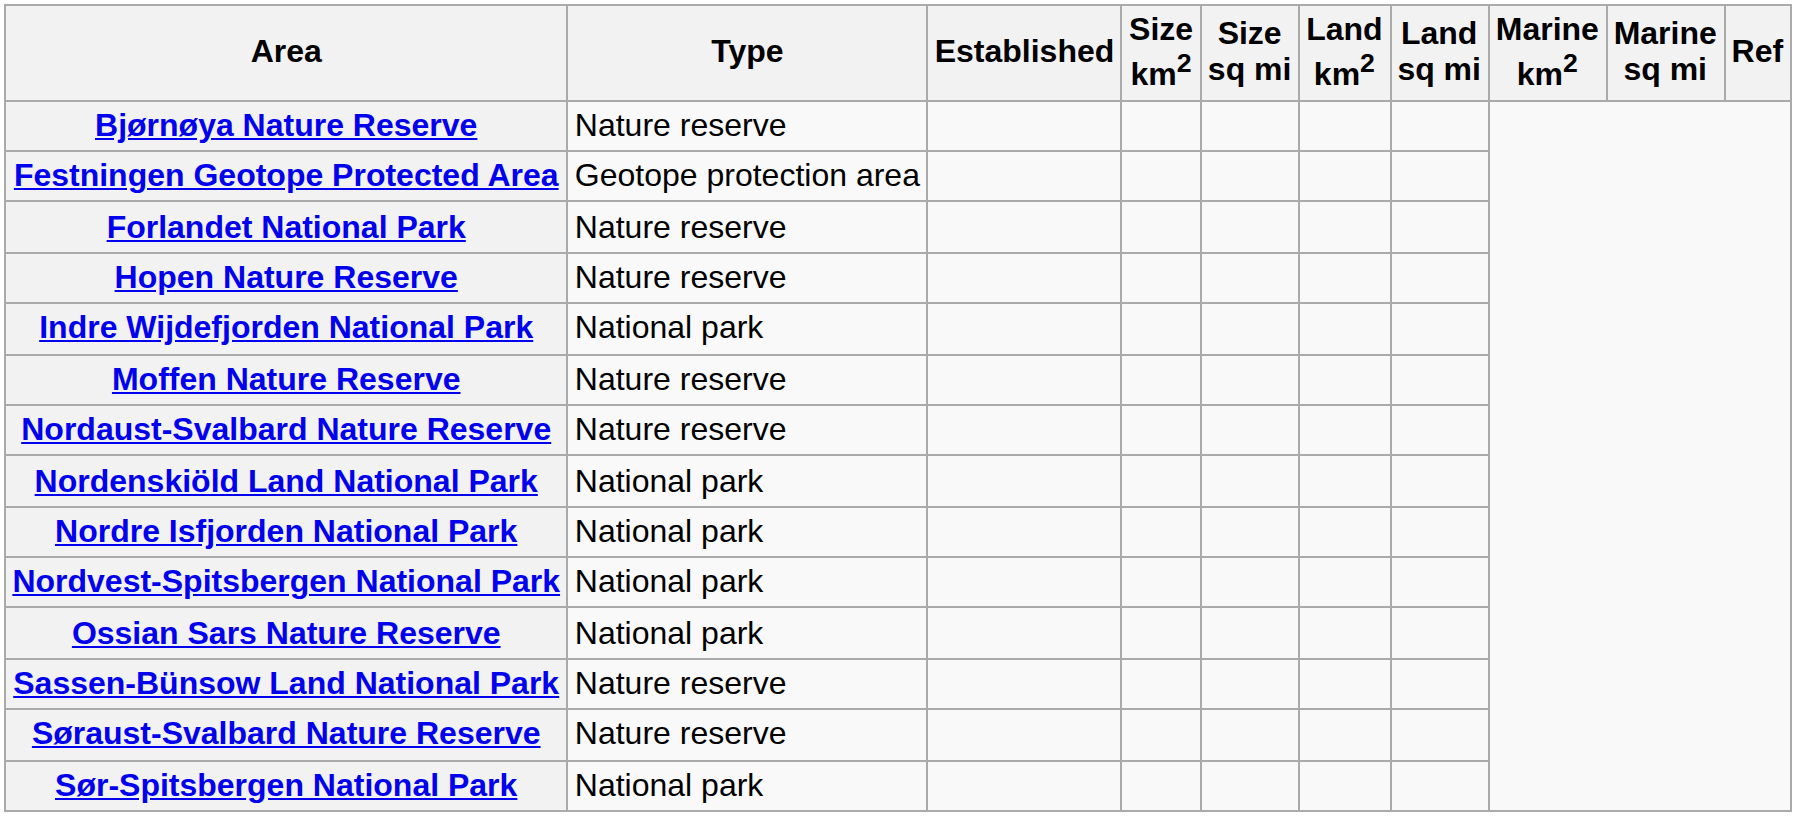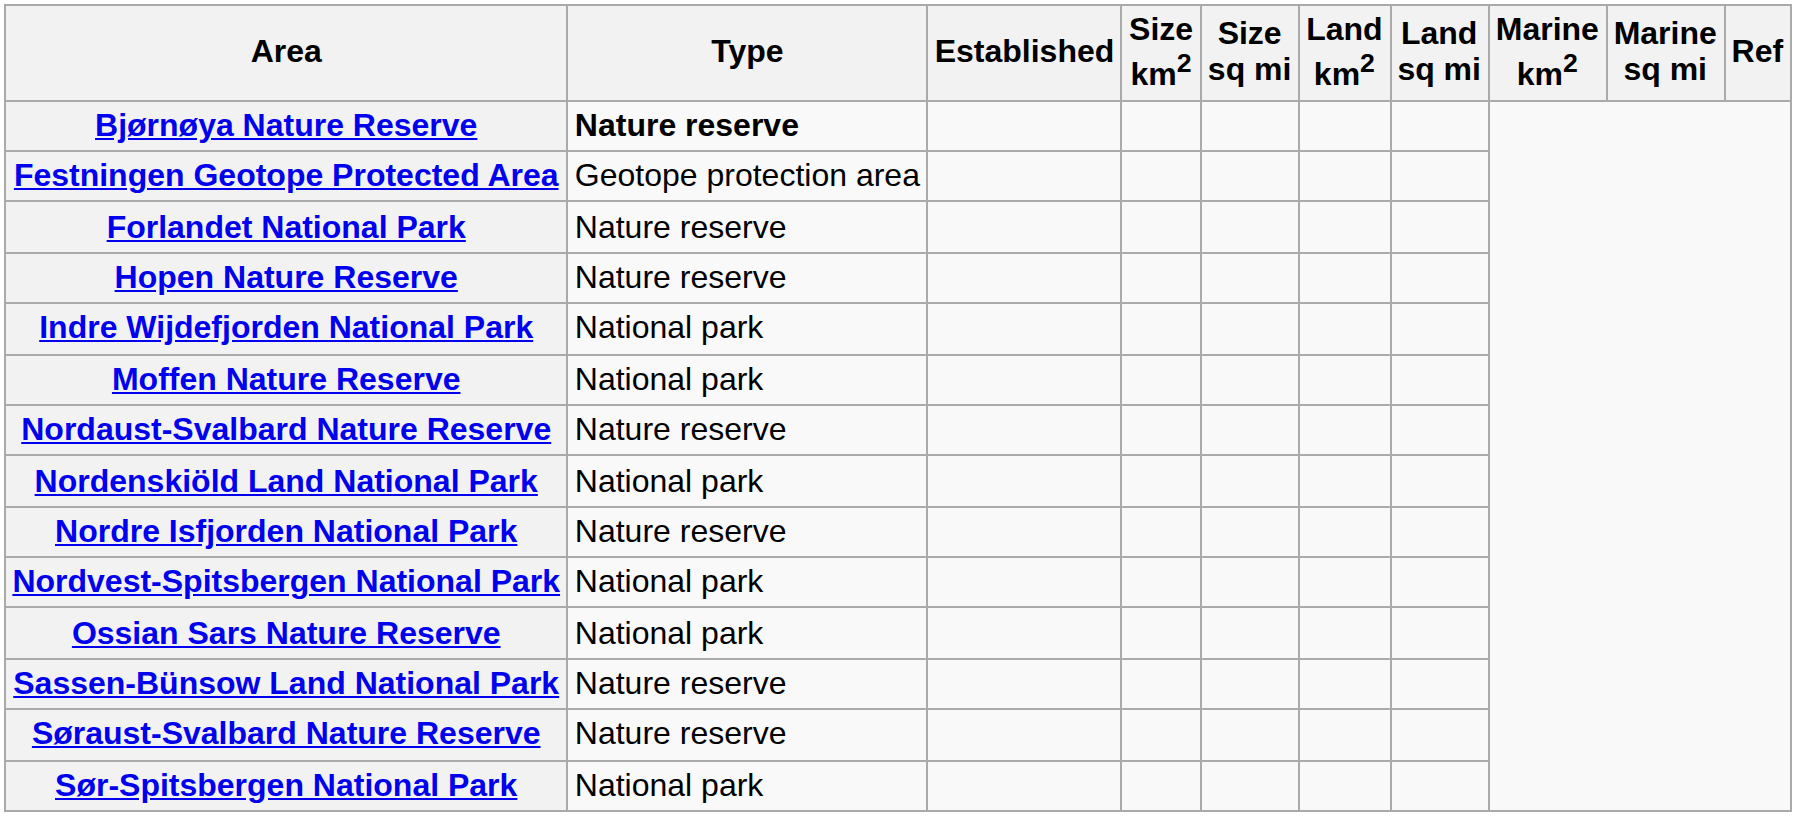(681, 125) normal -> (687, 125) bold
(681, 379) Nature reserve -> (669, 379) National park
(669, 531) National park -> (681, 531) Nature reserve
